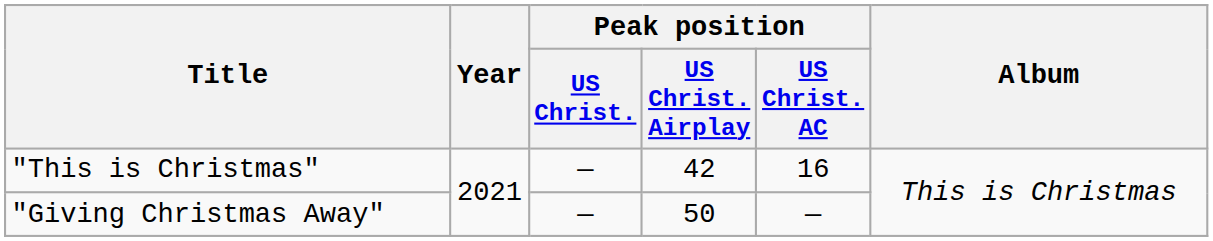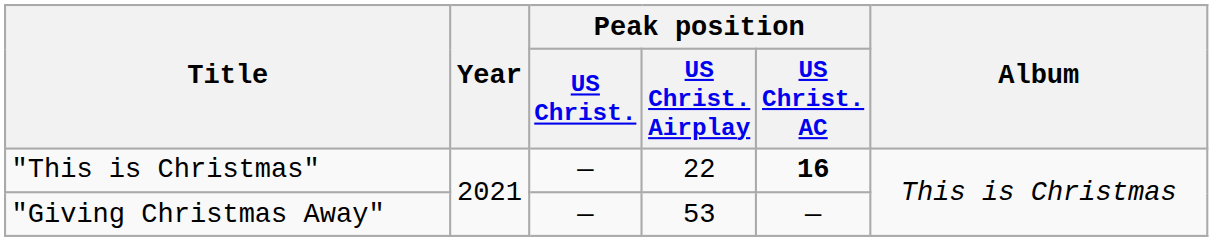(699, 170) 42 -> (699, 170) 22
(813, 170) normal -> (813, 170) bold
(699, 214) 50 -> (699, 214) 53
